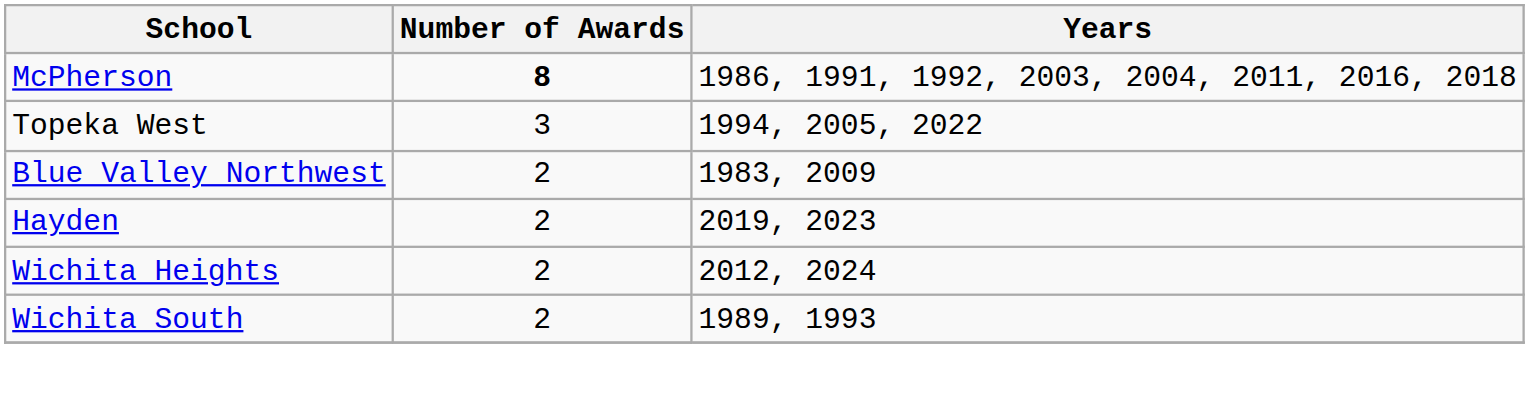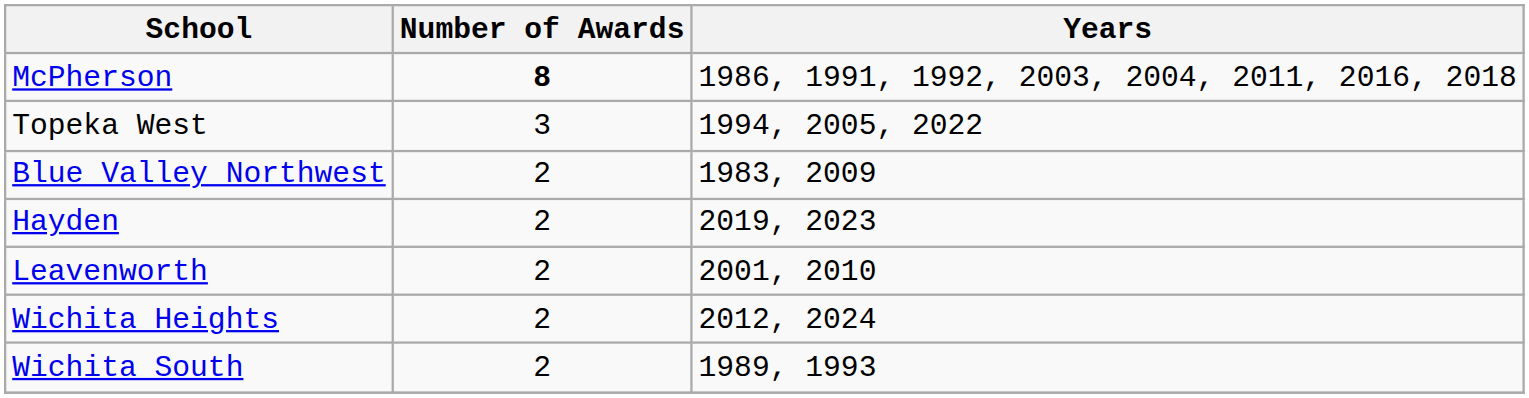+ row: (110, 271)
